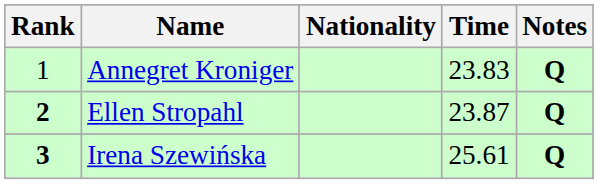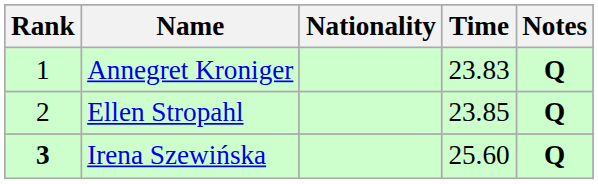(43, 112) bold -> (43, 112) normal
(479, 112) 23.87 -> (479, 112) 23.85
(479, 155) 25.61 -> (479, 155) 25.60
